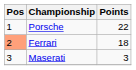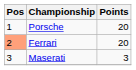(123, 27) 22 -> (123, 27) 20
(123, 42) 18 -> (123, 42) 20
